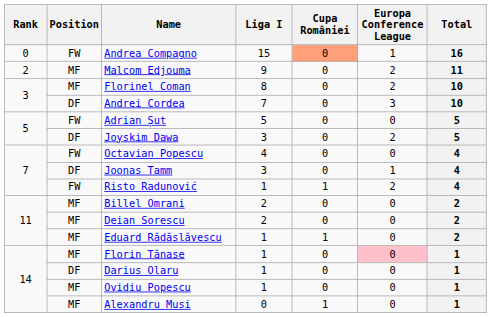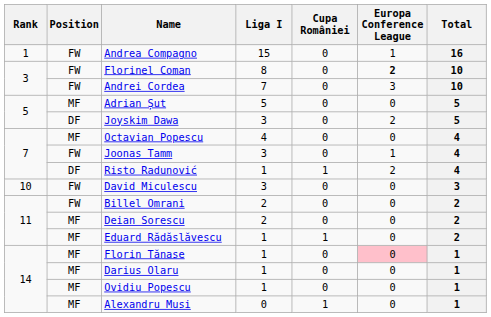(26, 53) 0 -> (26, 53) 1
(325, 53) lightsalmon background -> (325, 53) no background
- row: (148, 70)
(74, 87) MF -> (74, 70) FW
(392, 87) normal -> (392, 70) bold
(74, 103) DF -> (74, 87) FW
(74, 120) FW -> (74, 103) MF
(74, 154) FW -> (74, 137) MF
(74, 170) DF -> (74, 154) FW
(74, 187) FW -> (74, 170) DF
+ row: (151, 187)
(74, 204) MF -> (74, 204) FW
(74, 271) DF -> (74, 271) MF
